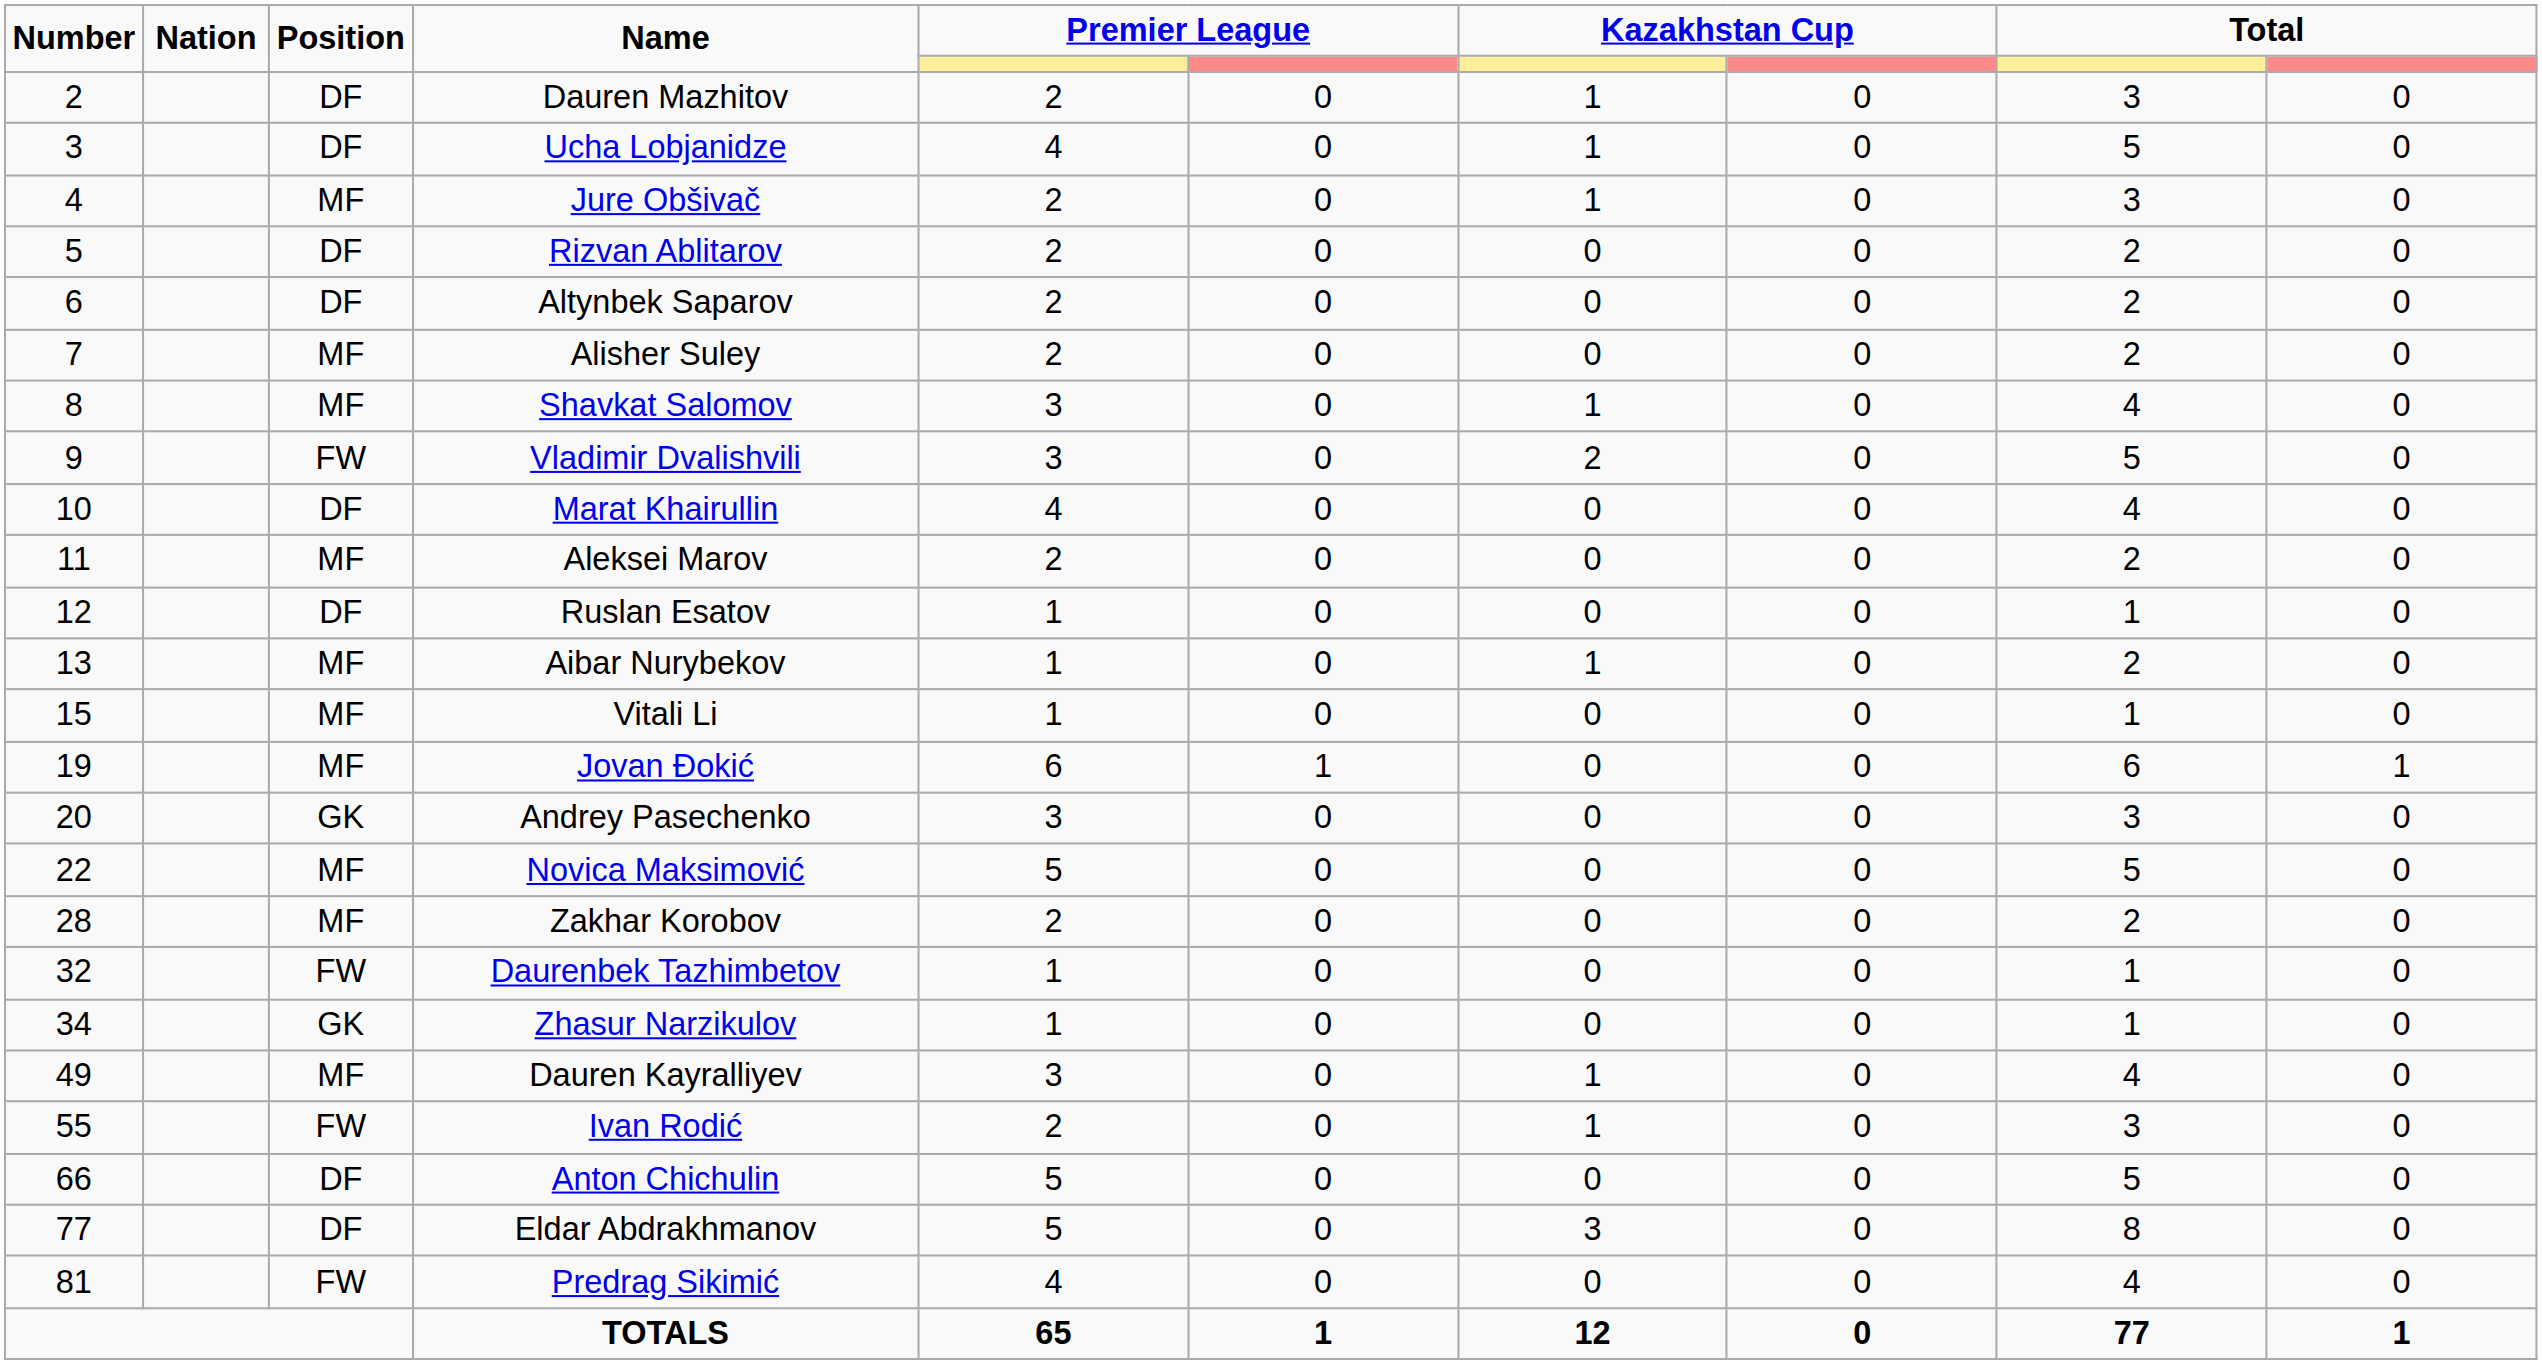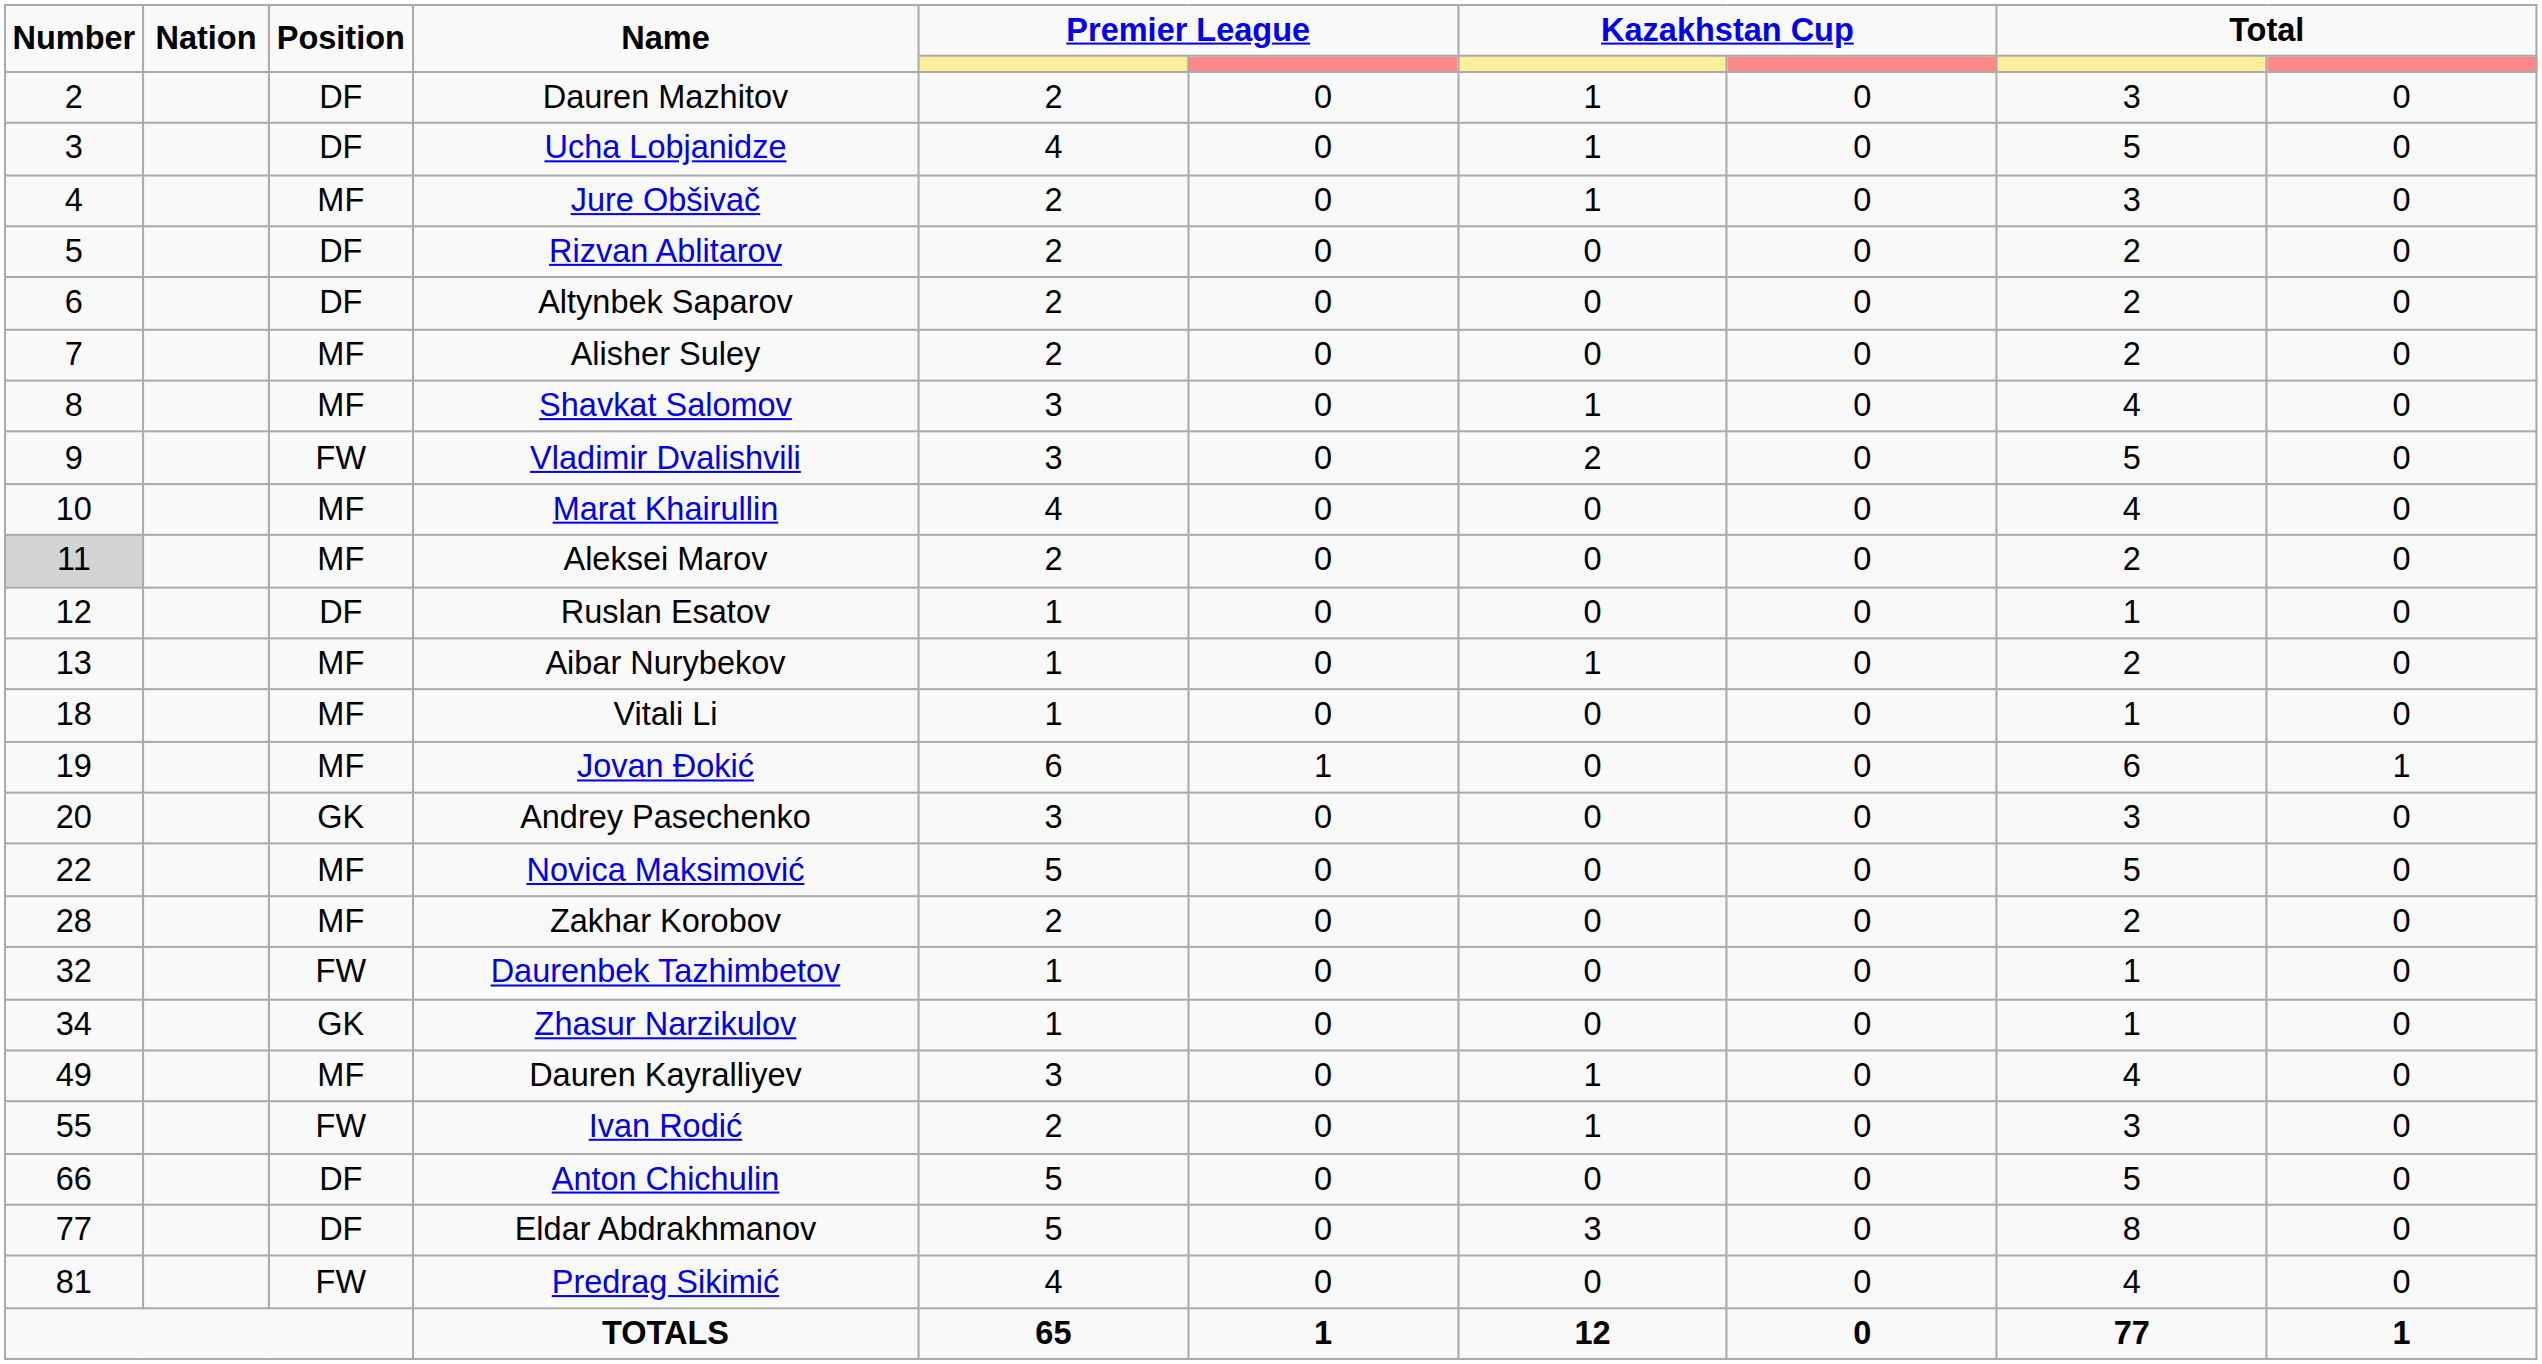(341, 508) DF -> (341, 508) MF
(74, 560) no background -> (74, 560) lightgrey background
(74, 714) 15 -> (74, 714) 18
